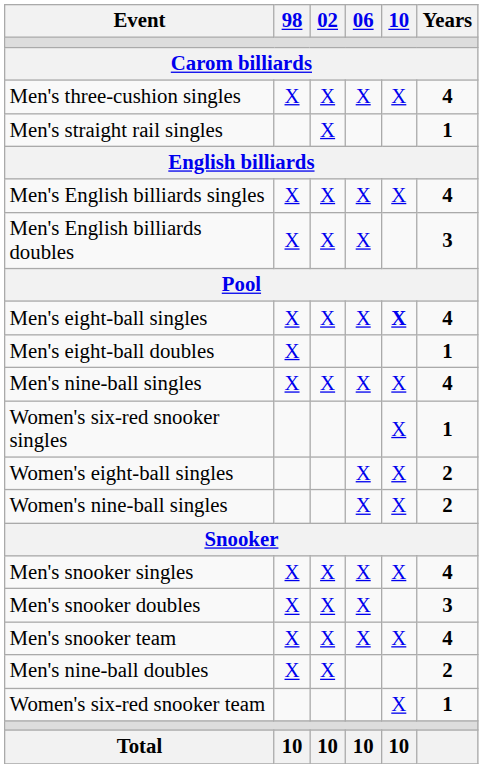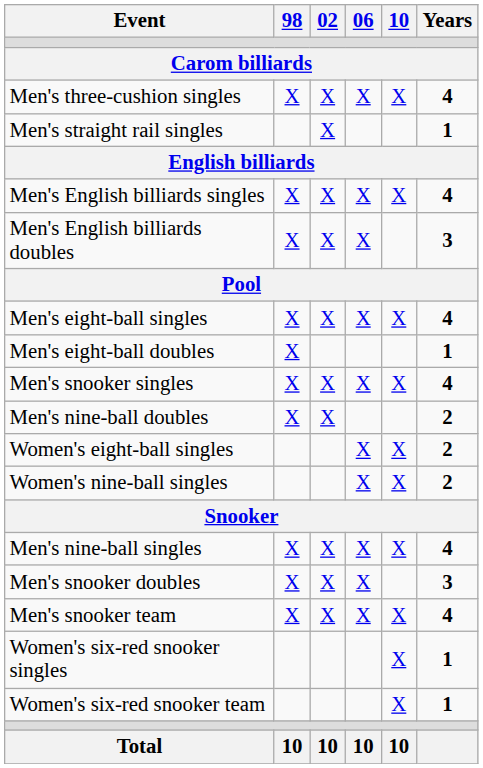(399, 317) bold -> (399, 317) normal
rows swapped: (105, 383) <-> (101, 572)
rows swapped: (109, 671) <-> (114, 428)
